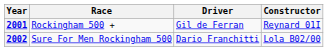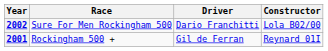rows swapped: (17, 26) <-> (17, 40)
